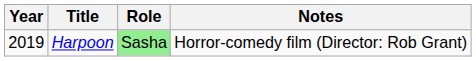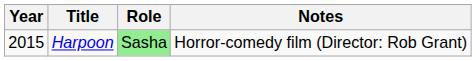(26, 42) 2019 -> (26, 42) 2015
